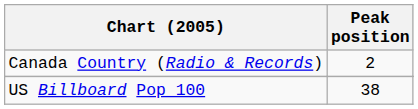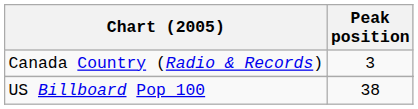(370, 64) 2 -> (370, 64) 3
